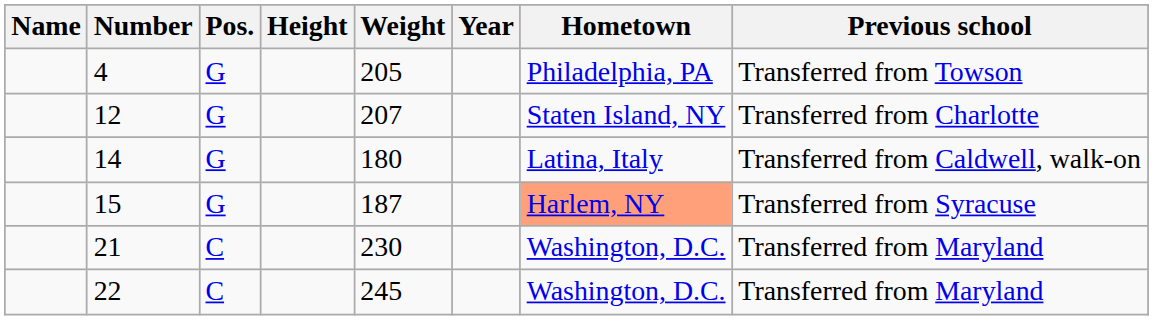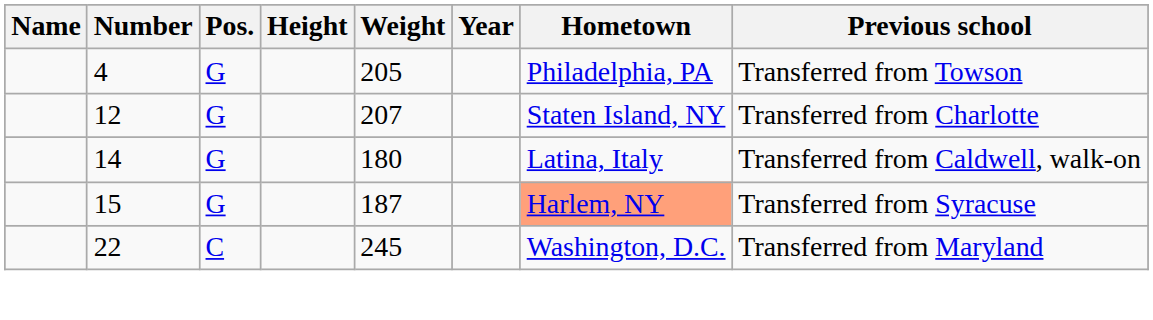- row: (108, 247)
